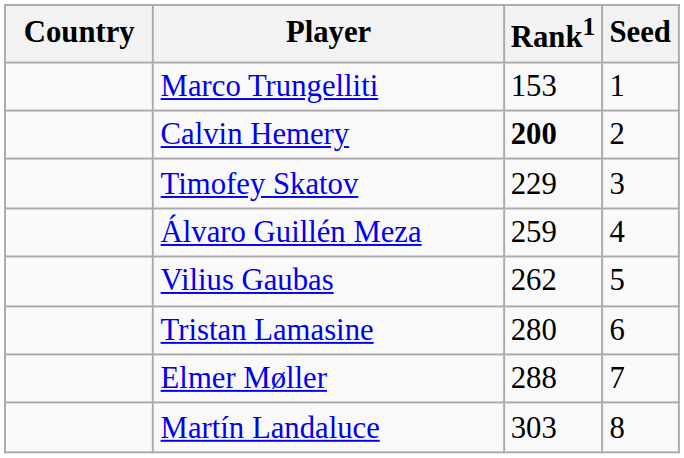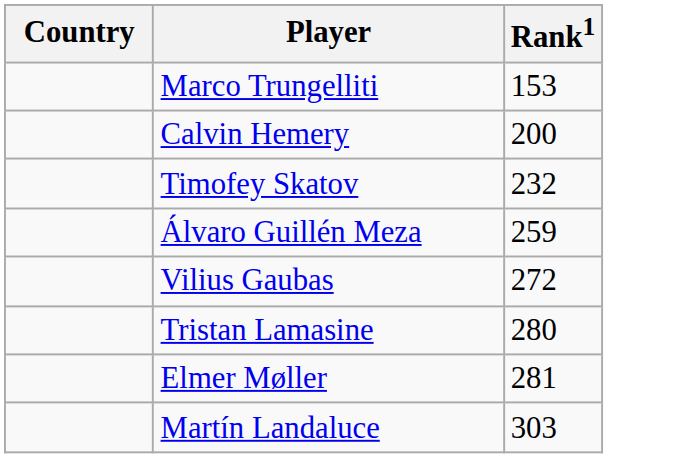- column: (640, 32)
(534, 134) bold -> (534, 134) normal
(534, 183) 229 -> (534, 183) 232
(534, 280) 262 -> (534, 280) 272
(534, 378) 288 -> (534, 378) 281
